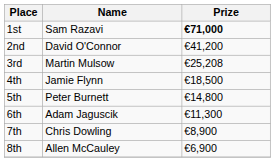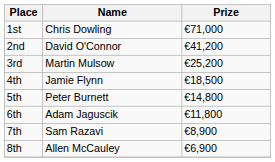(74, 30) Sam Razavi -> (78, 30) Chris Dowling
(204, 30) bold -> (204, 30) normal
(204, 64) €25,208 -> (204, 64) €25,200
(203, 115) €11,300 -> (203, 115) €11,800
(78, 132) Chris Dowling -> (74, 132) Sam Razavi
